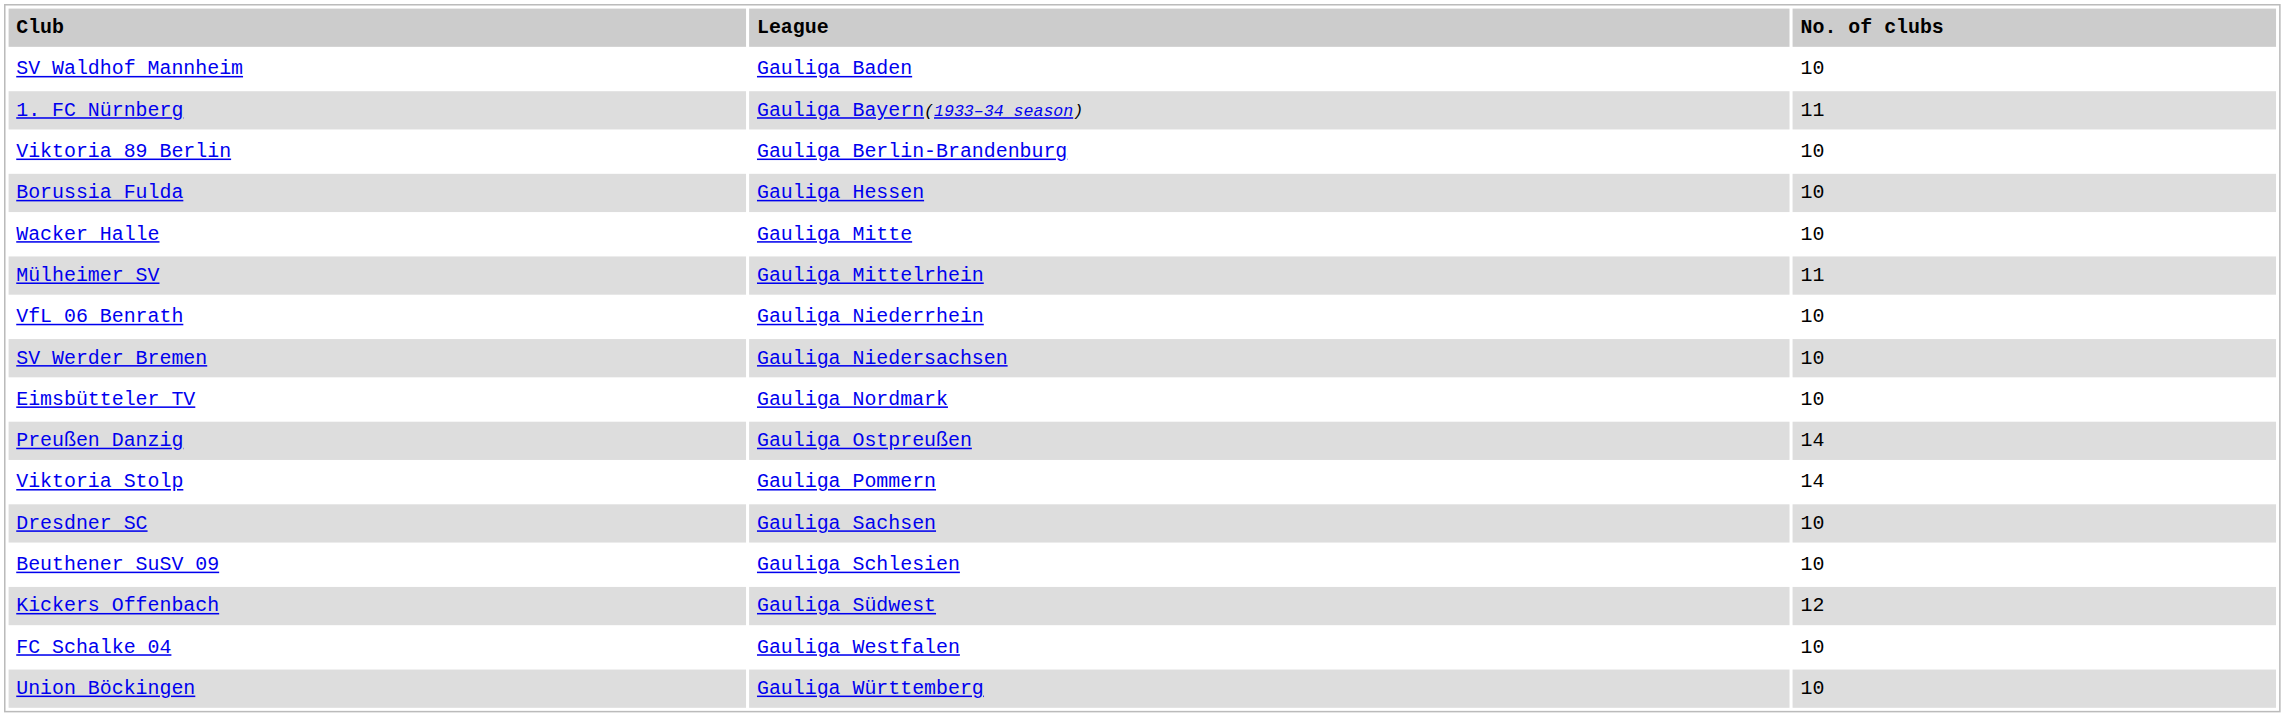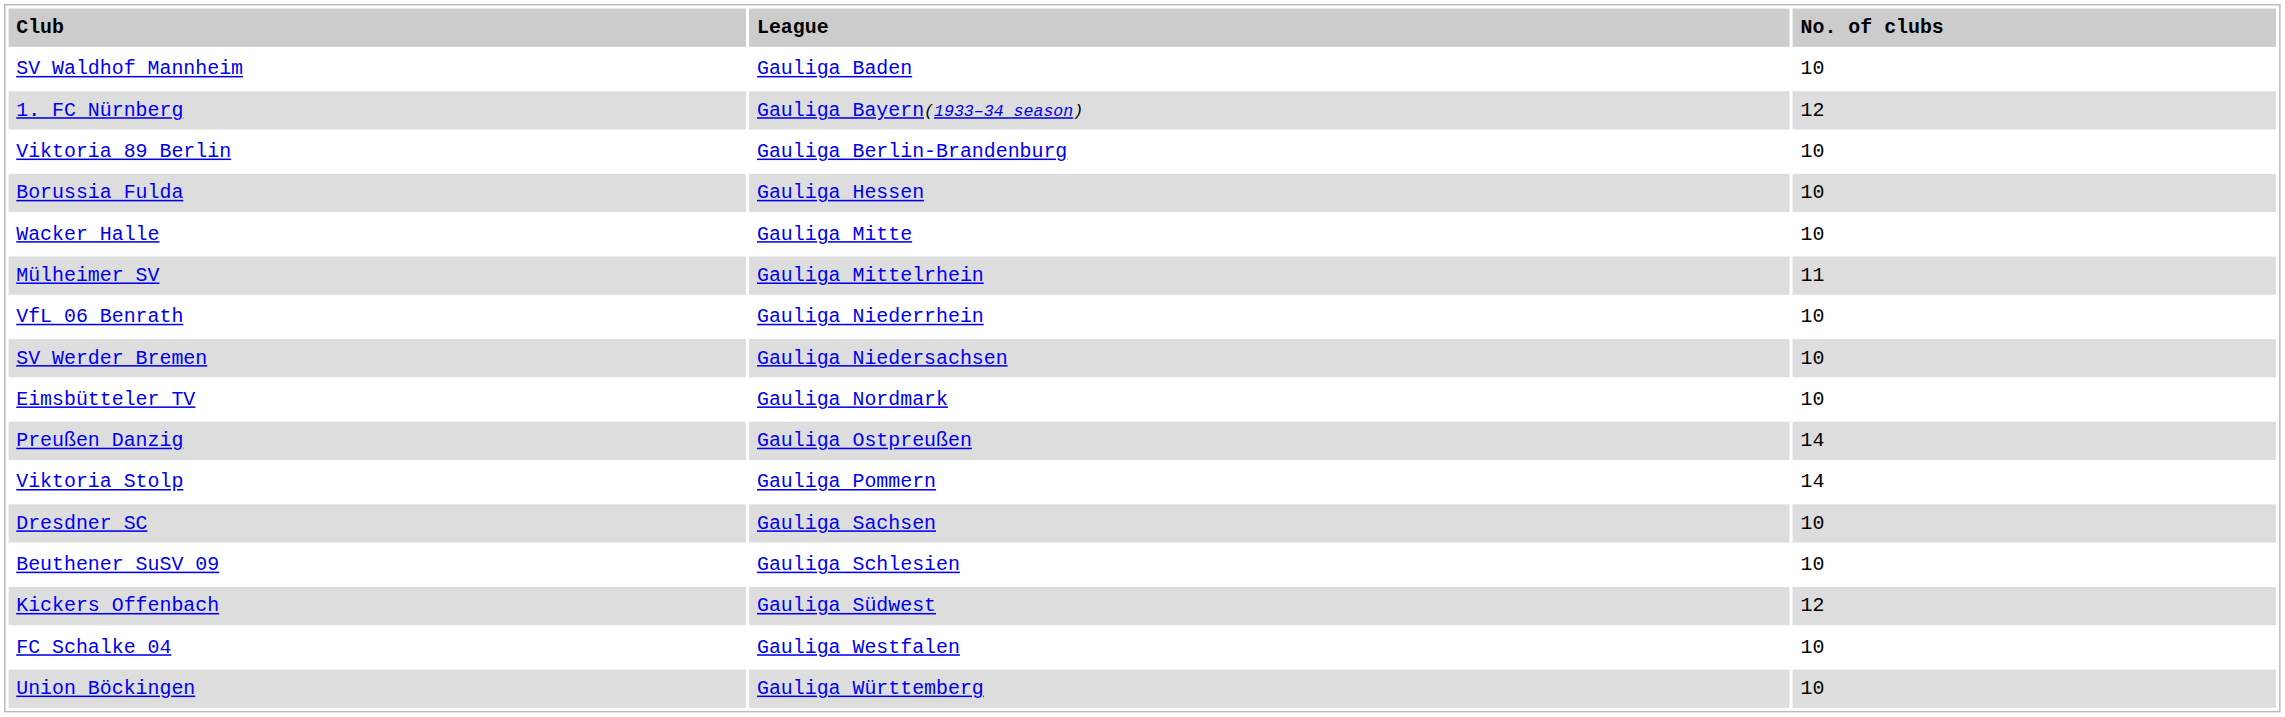(1813, 110) 11 -> (1813, 110) 12
